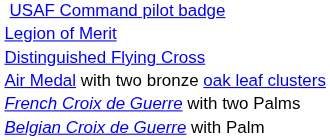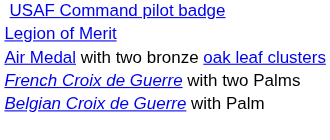- row: (105, 57)
